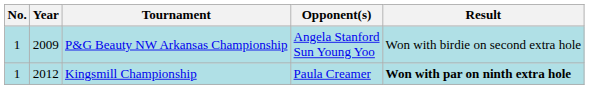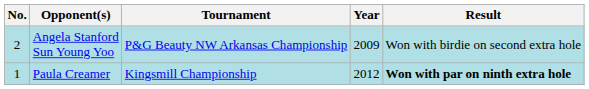columns swapped: (46, 15) <-> (337, 15)
(17, 44) 1 -> (17, 44) 2
